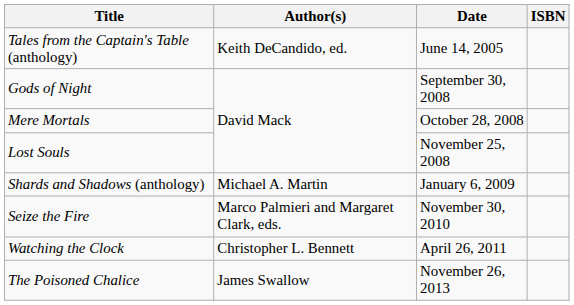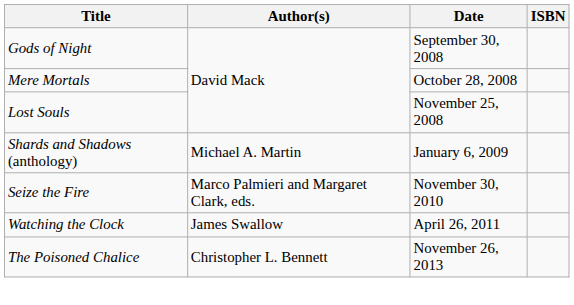- row: (98, 48)
(286, 248) Christopher L. Bennett -> (237, 224) James Swallow
(263, 280) James Swallow -> (259, 256) Christopher L. Bennett
